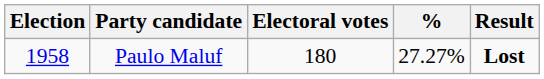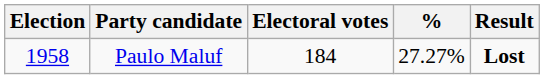(320, 55) 180 -> (320, 55) 184
